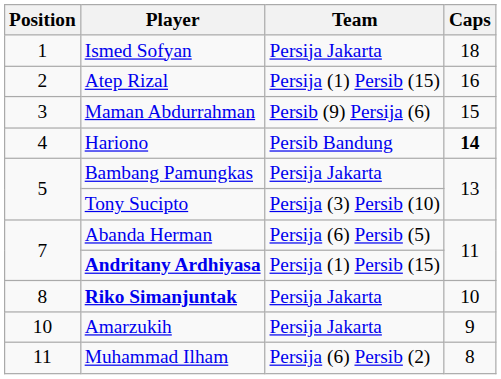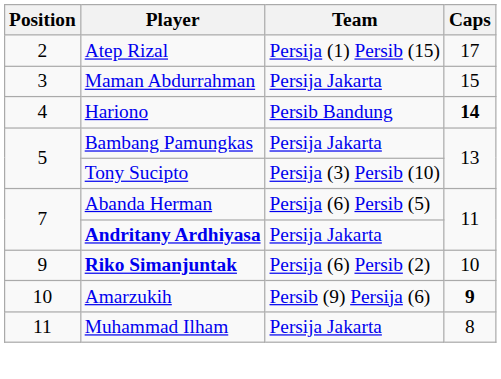- row: (138, 50)
(470, 81) 16 -> (470, 50) 17
(350, 111) Persib (9) Persija (6) -> (326, 81) Persija Jakarta
(355, 265) Persija (1) Persib (15) -> (326, 234) Persija Jakarta
(42, 296) 8 -> (42, 265) 9
(326, 296) Persija Jakarta -> (350, 265) Persija (6) Persib (2)
(326, 326) Persija Jakarta -> (350, 296) Persib (9) Persija (6)
(470, 326) normal -> (470, 296) bold
(350, 357) Persija (6) Persib (2) -> (326, 326) Persija Jakarta
